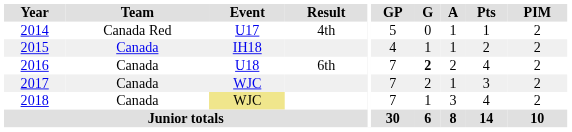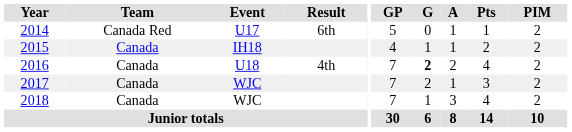(326, 30) 4th -> (326, 30) 6th
(326, 65) 6th -> (326, 65) 4th
(247, 100) khaki background -> (247, 100) no background
